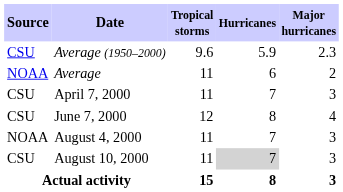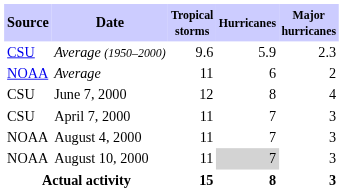rows swapped: (92, 94) <-> (90, 116)
(21, 158) CSU -> (28, 158) NOAA
